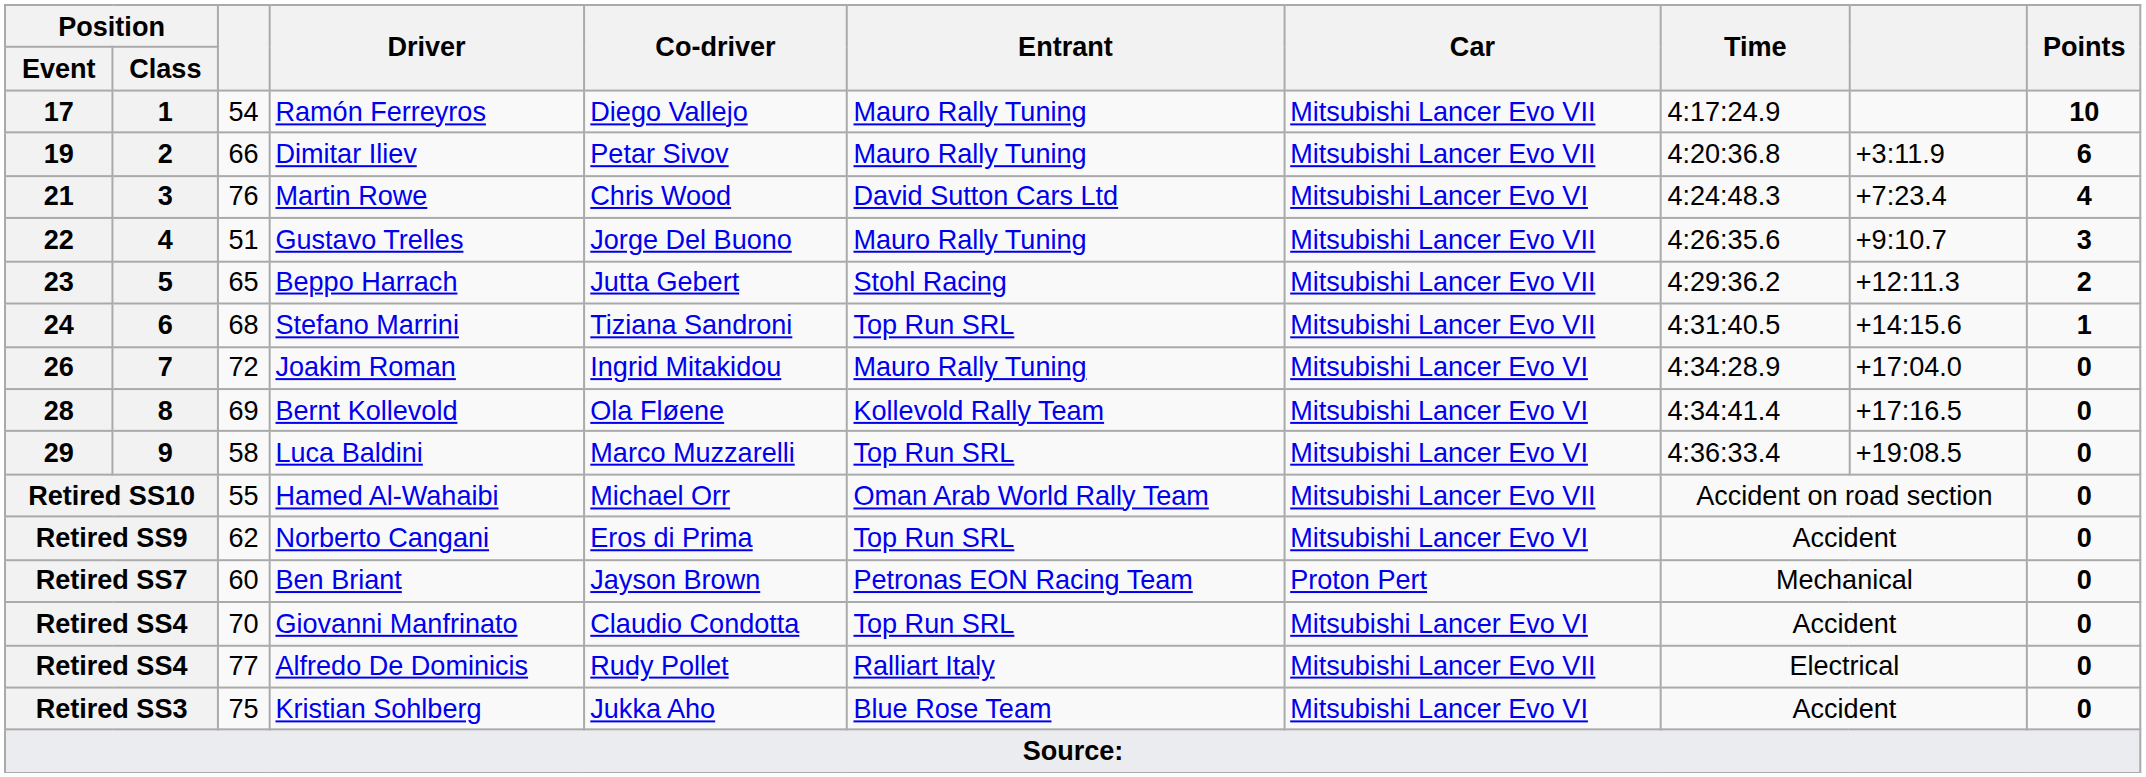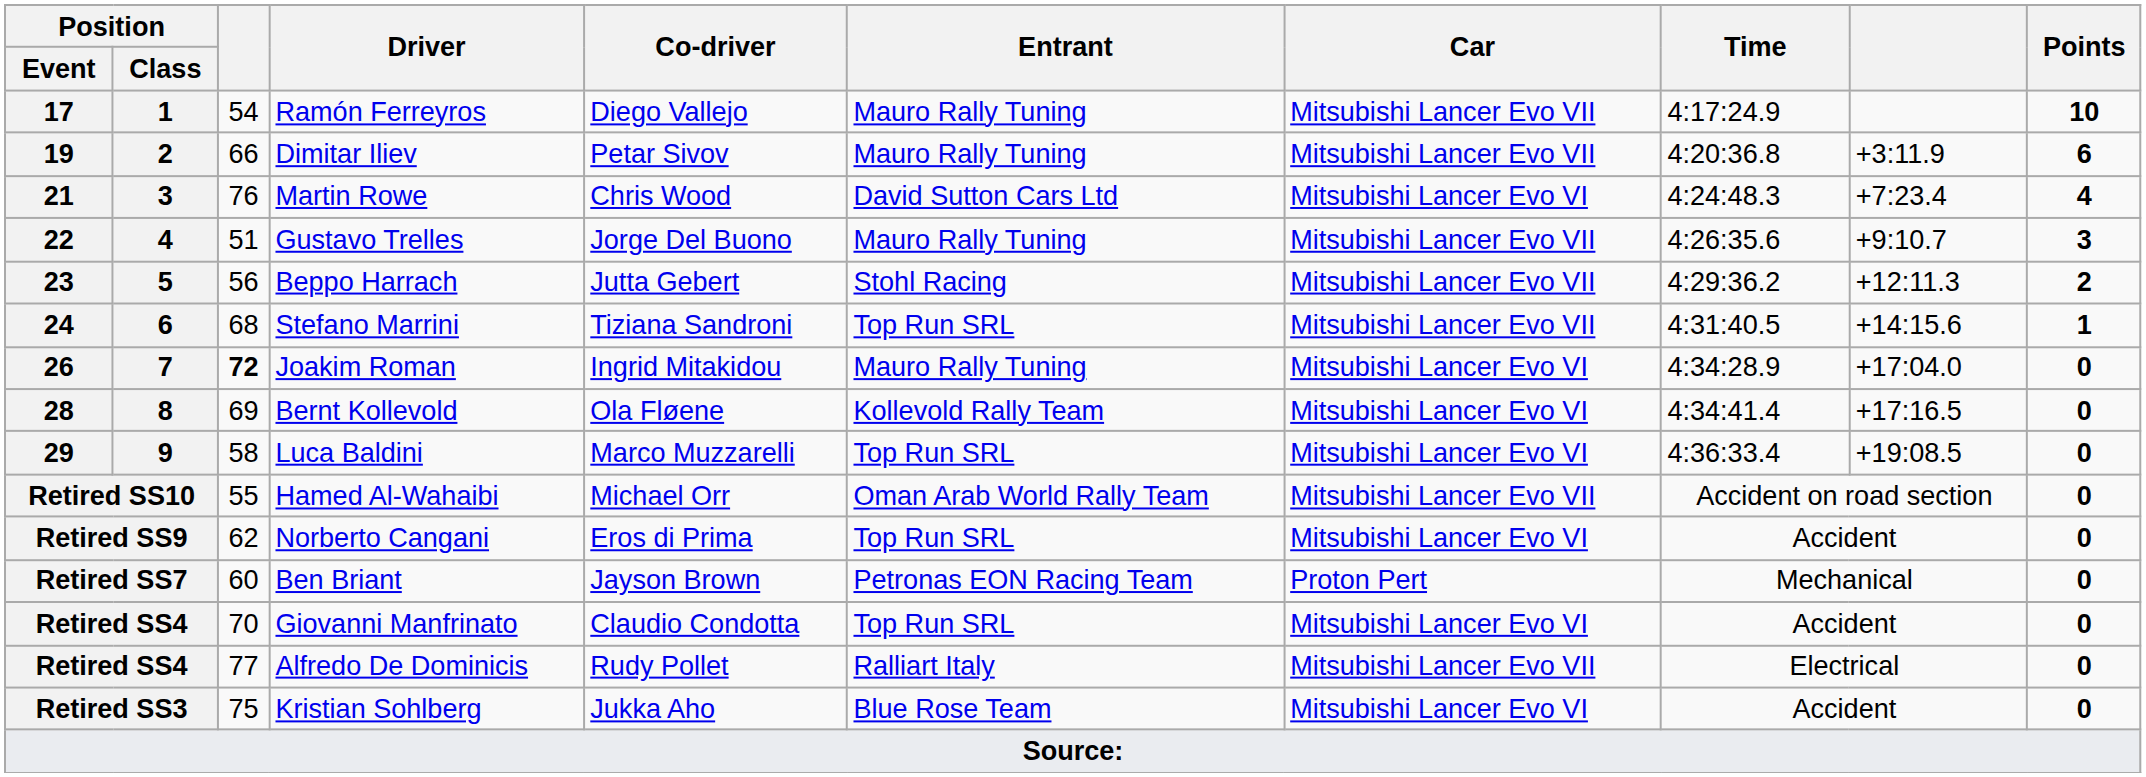(244, 282) 65 -> (244, 282) 56
(244, 367) normal -> (244, 367) bold
